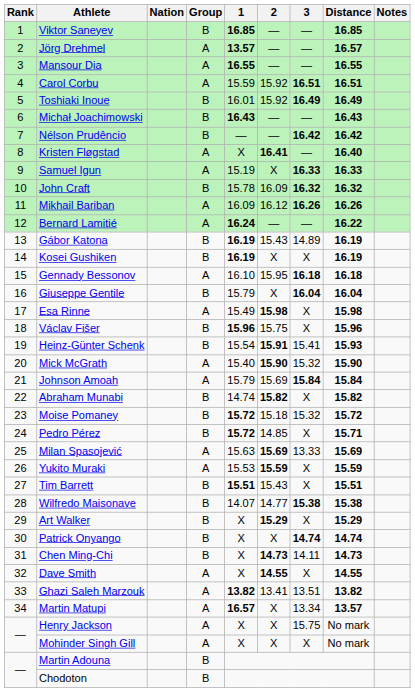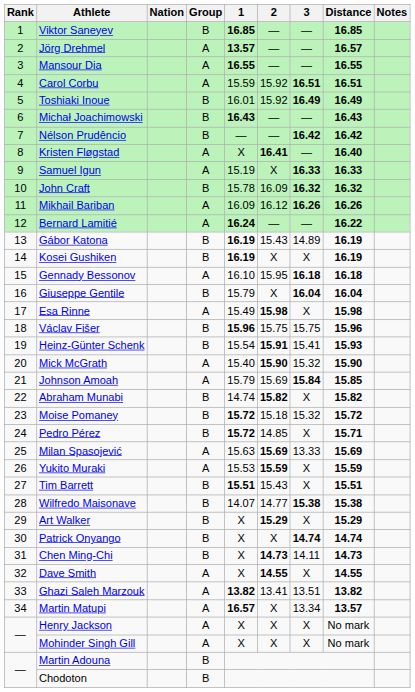(307, 328) X -> (307, 328) 15.75
(348, 380) 15.84 -> (348, 380) 15.85
(307, 626) 15.75 -> (307, 626) X
